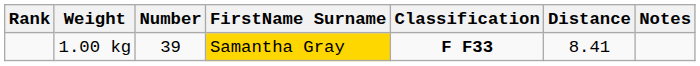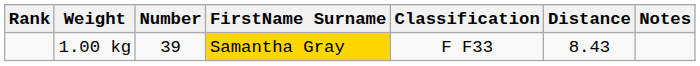(467, 47) bold -> (467, 47) normal
(589, 47) 8.41 -> (589, 47) 8.43
